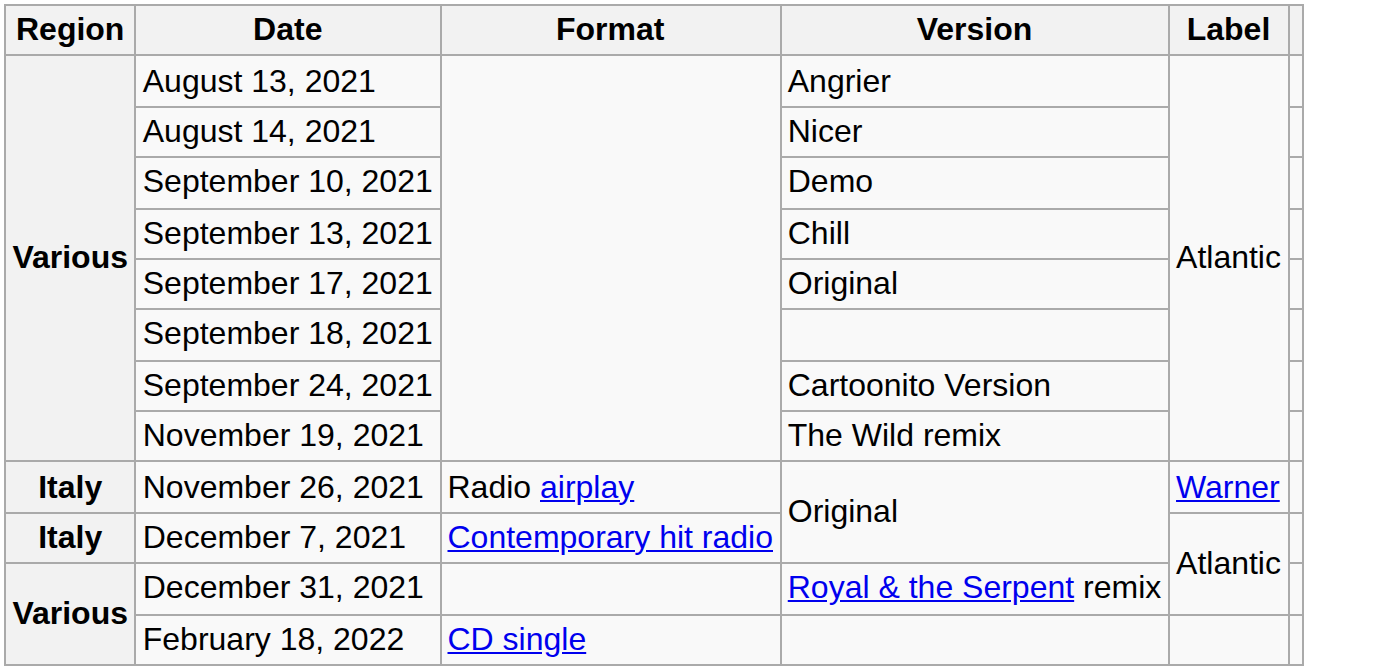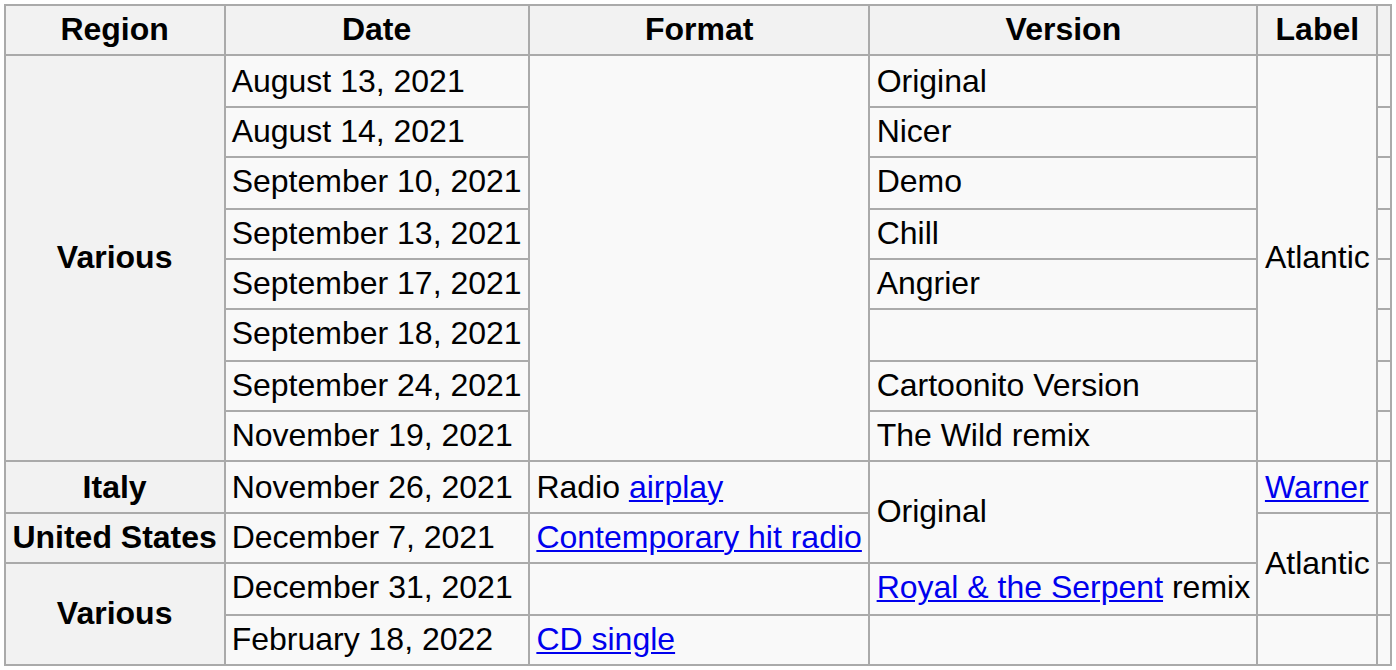(839, 80) Angrier -> (932, 80) Original
(843, 283) Original -> (928, 283) Angrier
(70, 537) Italy -> (115, 537) United States
